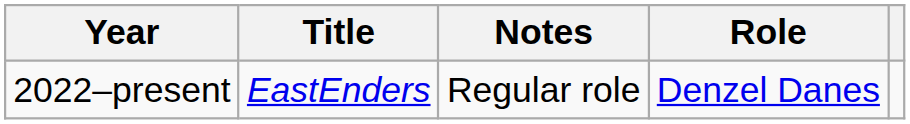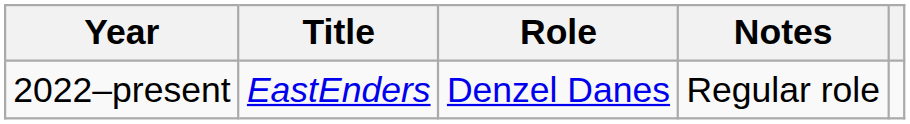columns swapped: (768, 32) <-> (544, 32)
